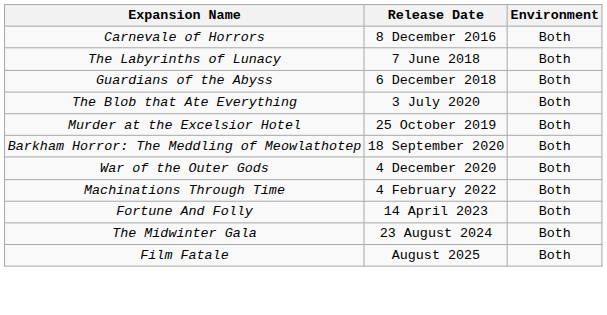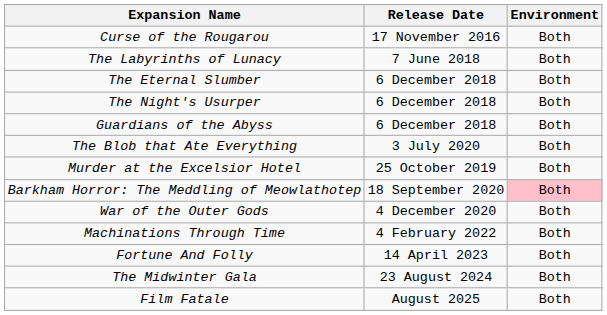+ row: (184, 37)
- row: (184, 37)
+ row: (184, 81)
+ row: (184, 103)
(555, 146) no background -> (555, 190) pink background
